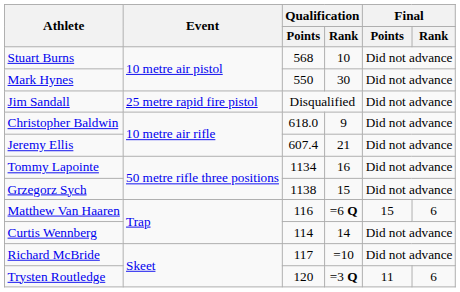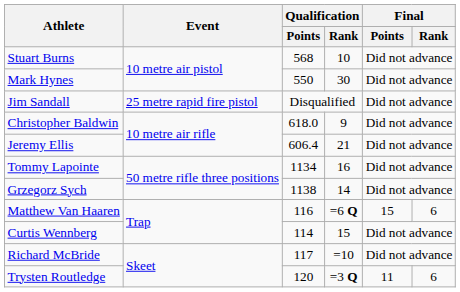(303, 145) 607.4 -> (303, 145) 606.4
(344, 189) 15 -> (344, 189) 14
(344, 233) 14 -> (344, 233) 15
